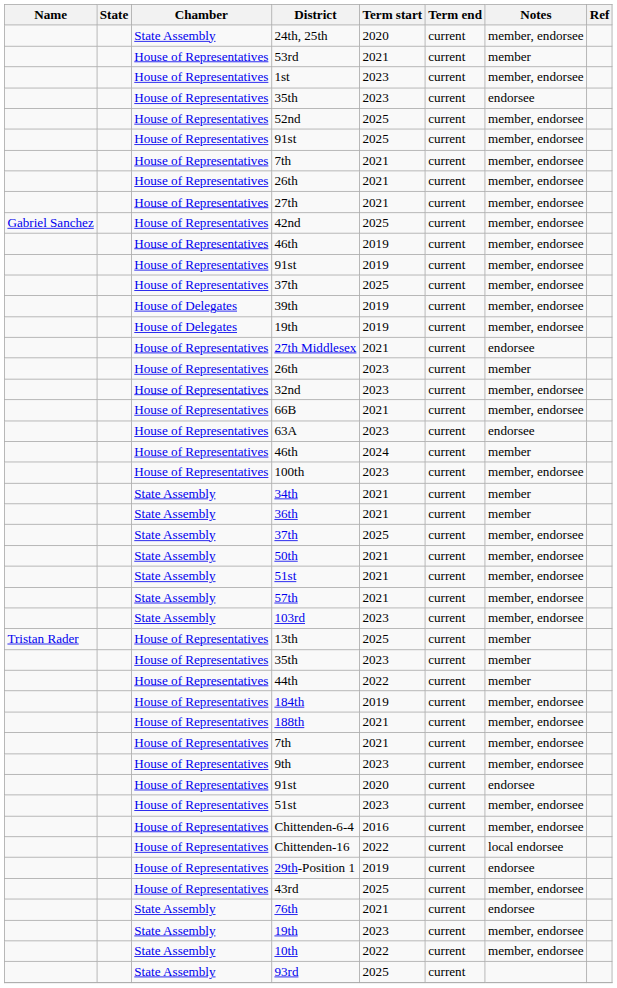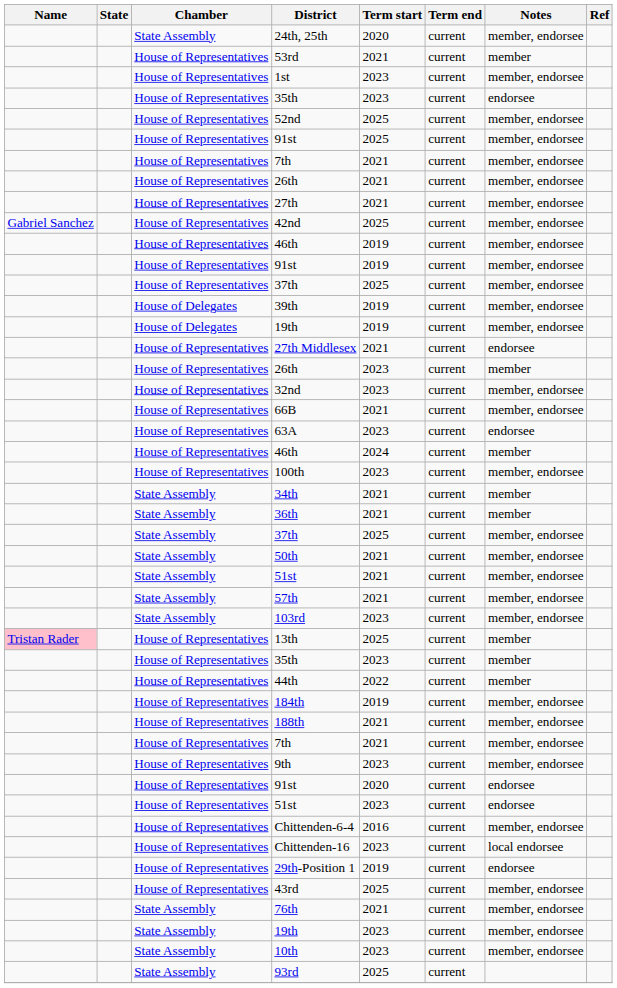(43, 639) no background -> (43, 639) pink background
(536, 805) member, endorsee -> (511, 805) endorsee
(376, 847) 2022 -> (376, 847) 2023
(511, 909) endorsee -> (536, 909) member, endorsee
(376, 951) 2022 -> (376, 951) 2023
